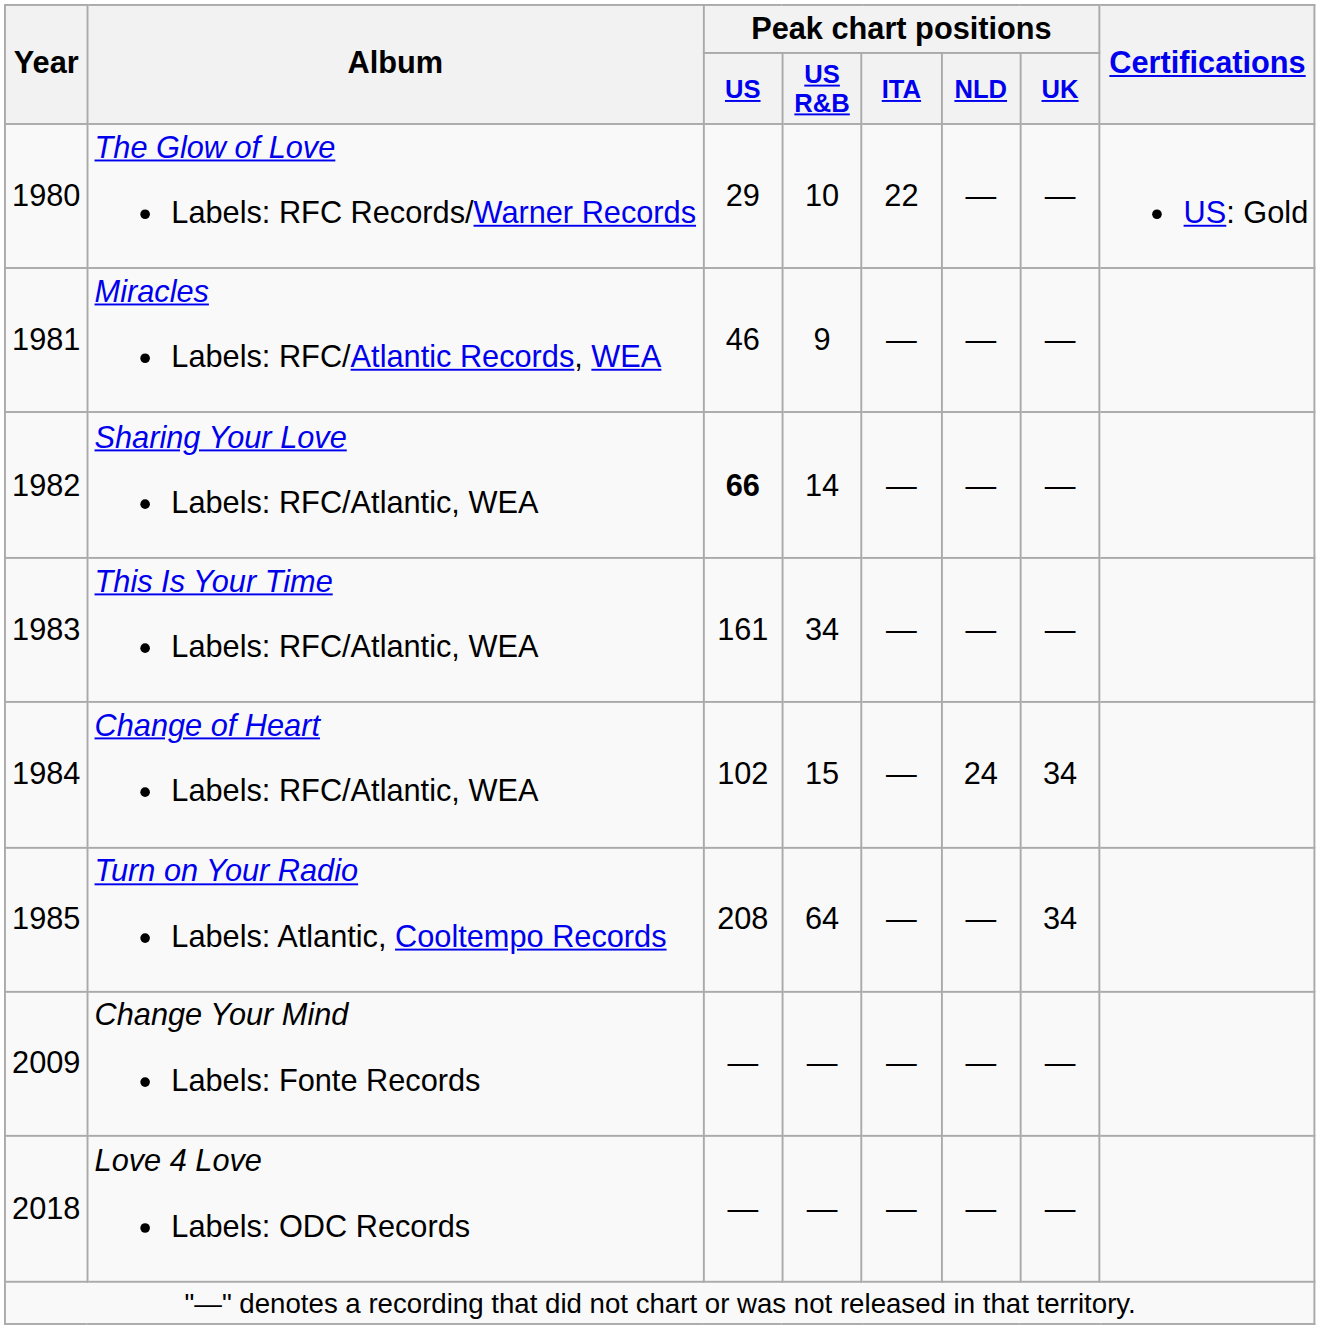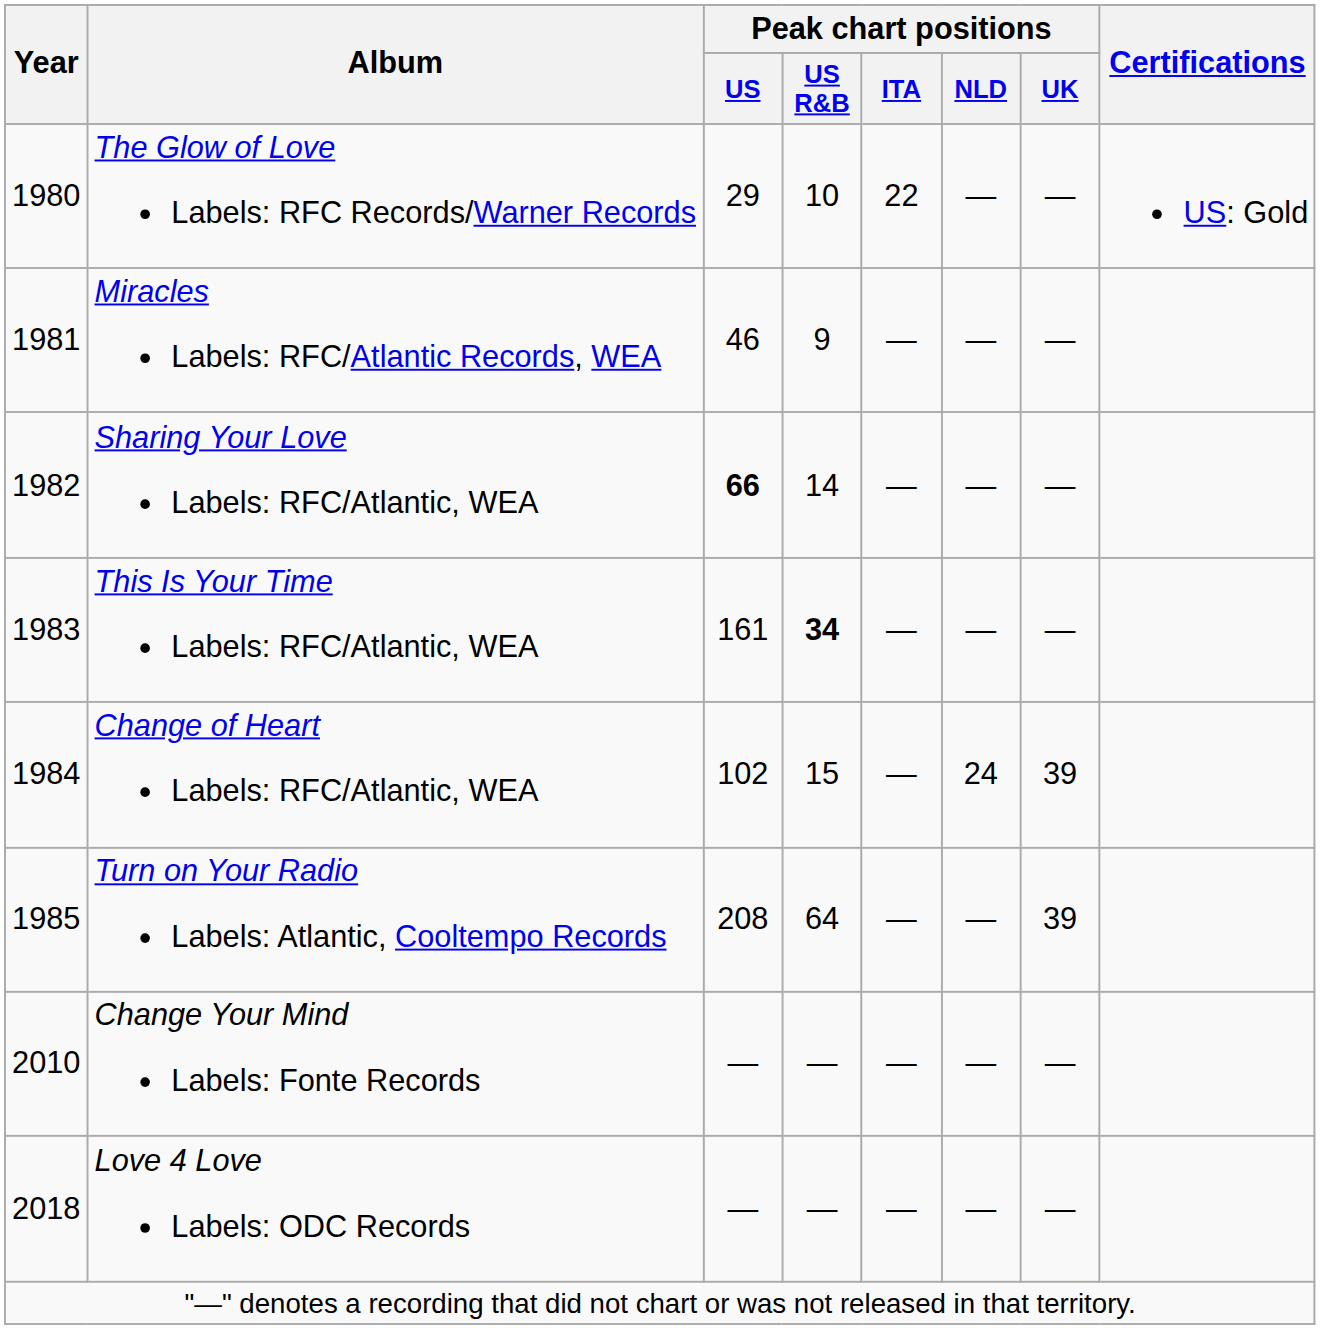(822, 629) normal -> (822, 629) bold
(1060, 774) 34 -> (1060, 774) 39
(1060, 918) 34 -> (1060, 918) 39
(46, 1063) 2009 -> (46, 1063) 2010
